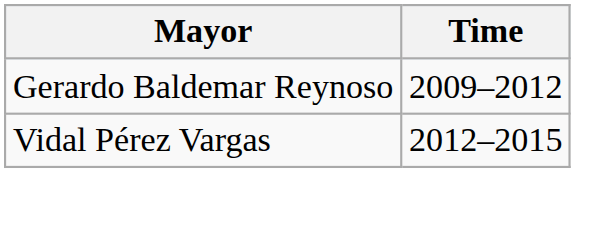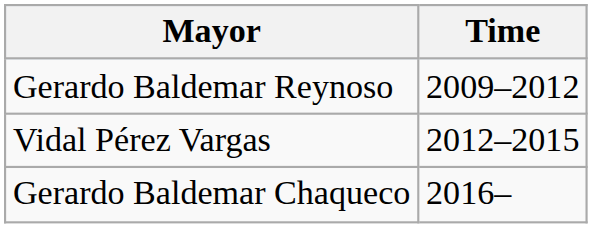+ row: (212, 193)
